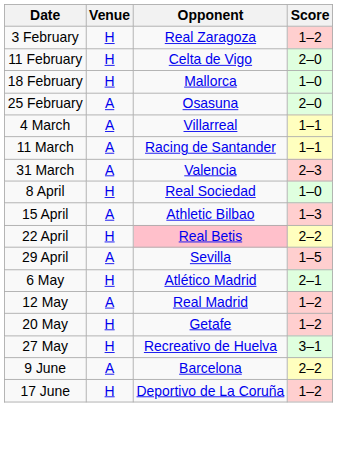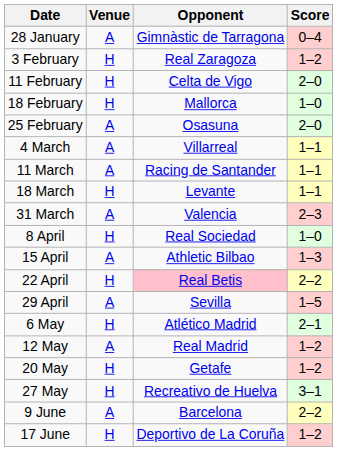+ row: (45, 37)
+ row: (45, 192)
